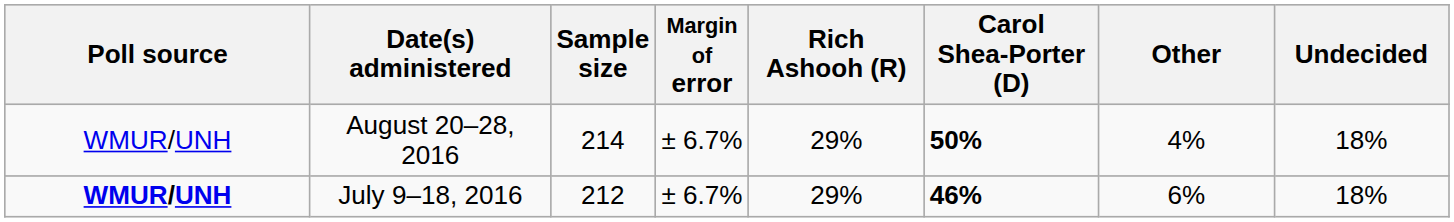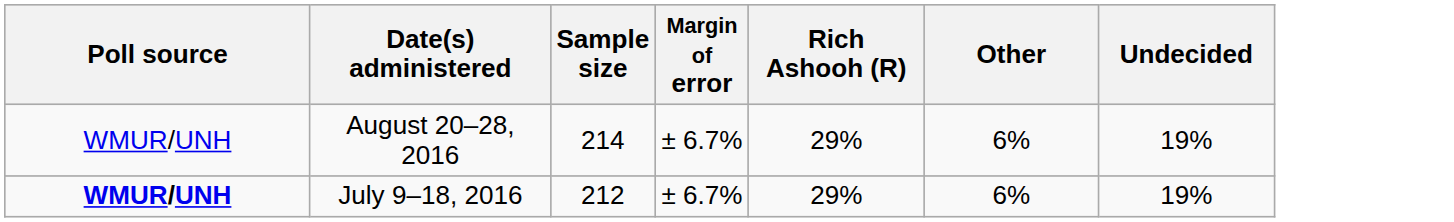- column: (1011, 54)
(1186, 139) 4% -> (1011, 139) 6%
(1361, 139) 18% -> (1186, 139) 19%
(1361, 195) 18% -> (1186, 195) 19%
